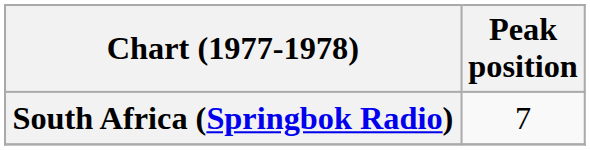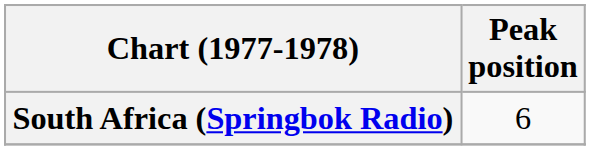(523, 117) 7 -> (523, 117) 6
